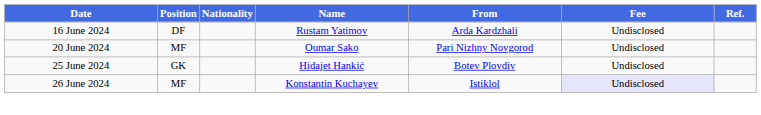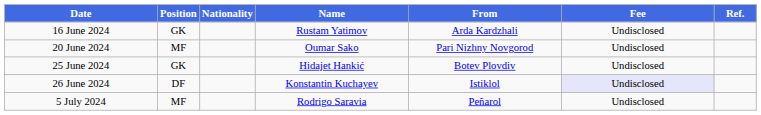(178, 31) DF -> (178, 31) GK
(178, 83) MF -> (178, 83) DF
+ row: (81, 101)
